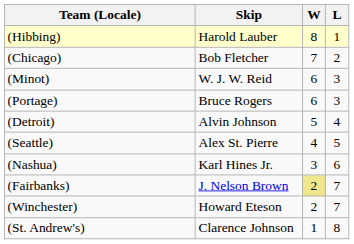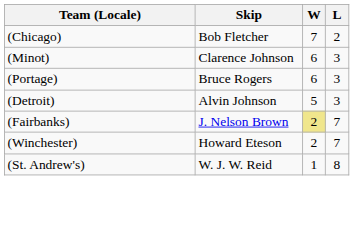- row: (34, 36)
(235, 79) W. J. W. Reid -> (246, 57) Clarence Johnson
(337, 121) 4 -> (337, 100) 3
- row: (30, 143)
- row: (32, 164)
(246, 228) Clarence Johnson -> (235, 164) W. J. W. Reid
